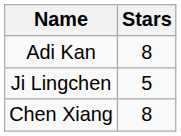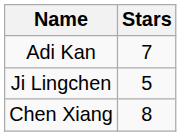(147, 51) 8 -> (147, 51) 7
